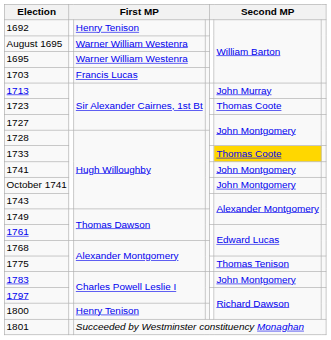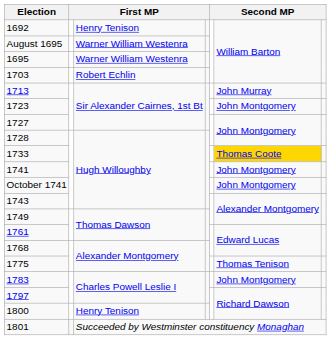(107, 75) Francis Lucas -> (106, 75) Robert Echlin
(249, 106) Thomas Coote -> (256, 106) John Montgomery
